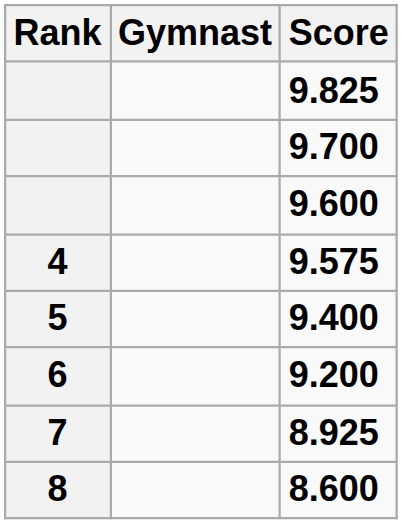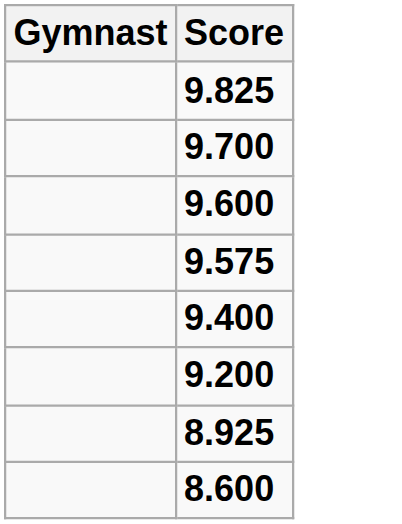- column: (57, 33)
